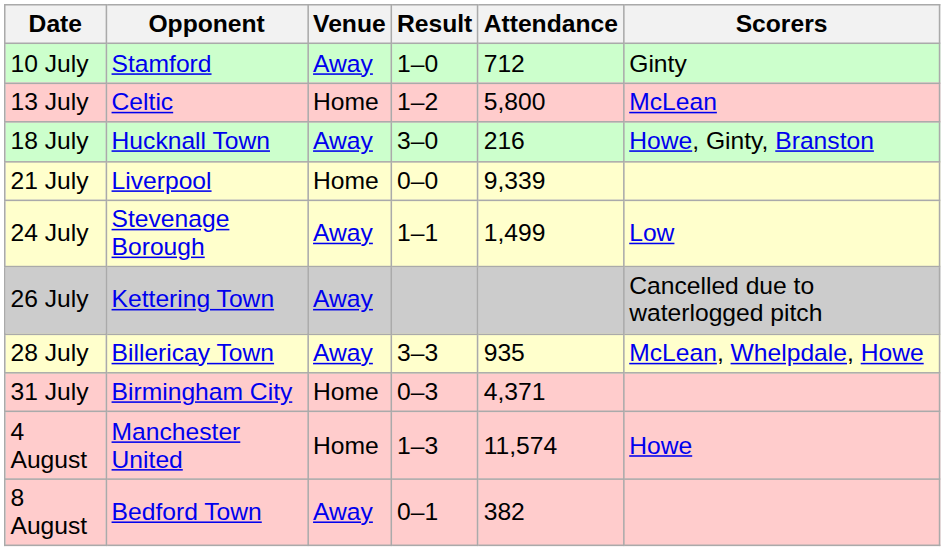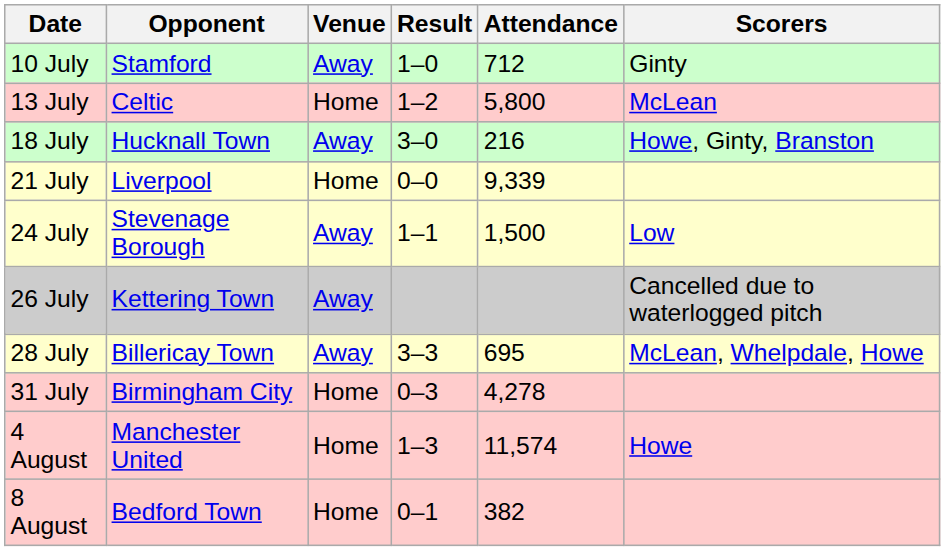(515, 233) 1,499 -> (515, 233) 1,500
(504, 353) 935 -> (504, 353) 695
(515, 392) 4,371 -> (515, 392) 4,278
(343, 511) Away -> (346, 511) Home
